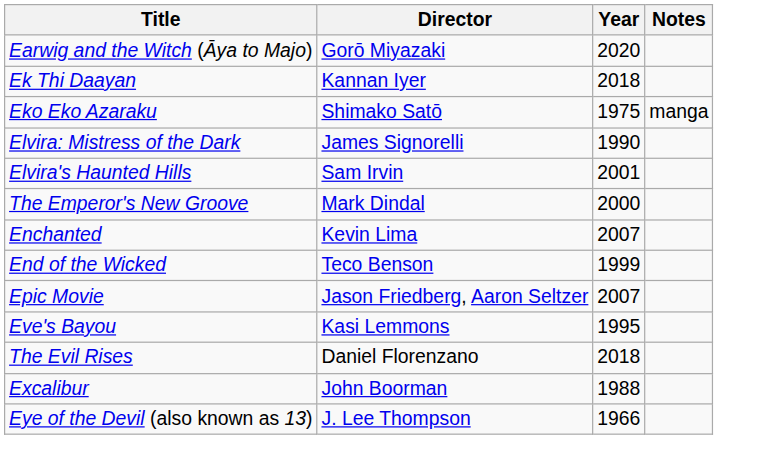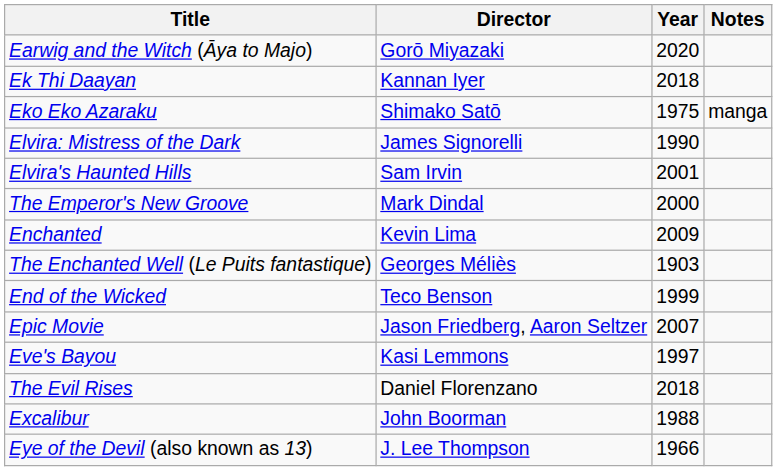(619, 234) 2007 -> (678, 234) 2009
+ row: (190, 265)
(619, 326) 1995 -> (678, 357) 1997
